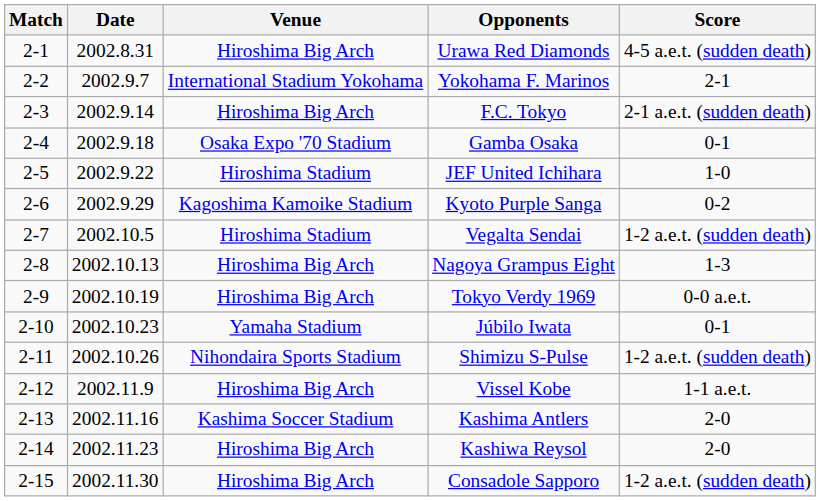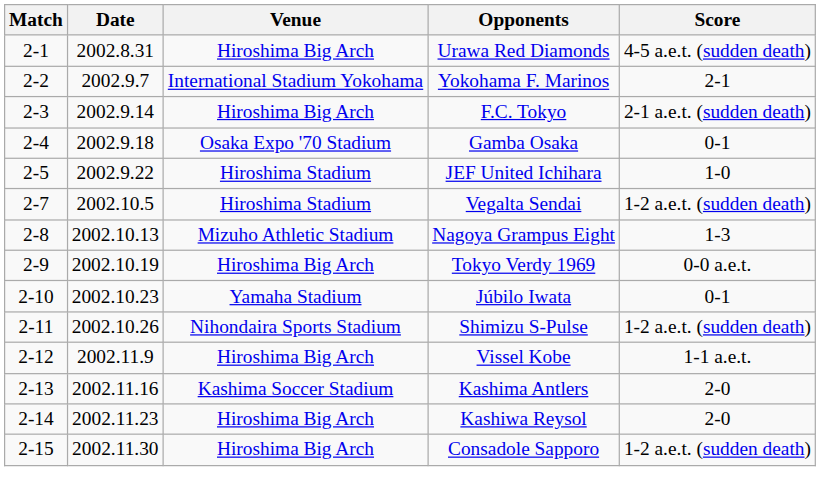- row: (524, 204)
(296, 265) Hiroshima Big Arch -> (296, 234) Mizuho Athletic Stadium
